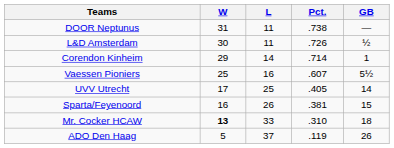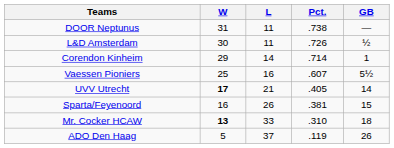(223, 89) normal -> (223, 89) bold
(269, 89) 25 -> (269, 89) 21
